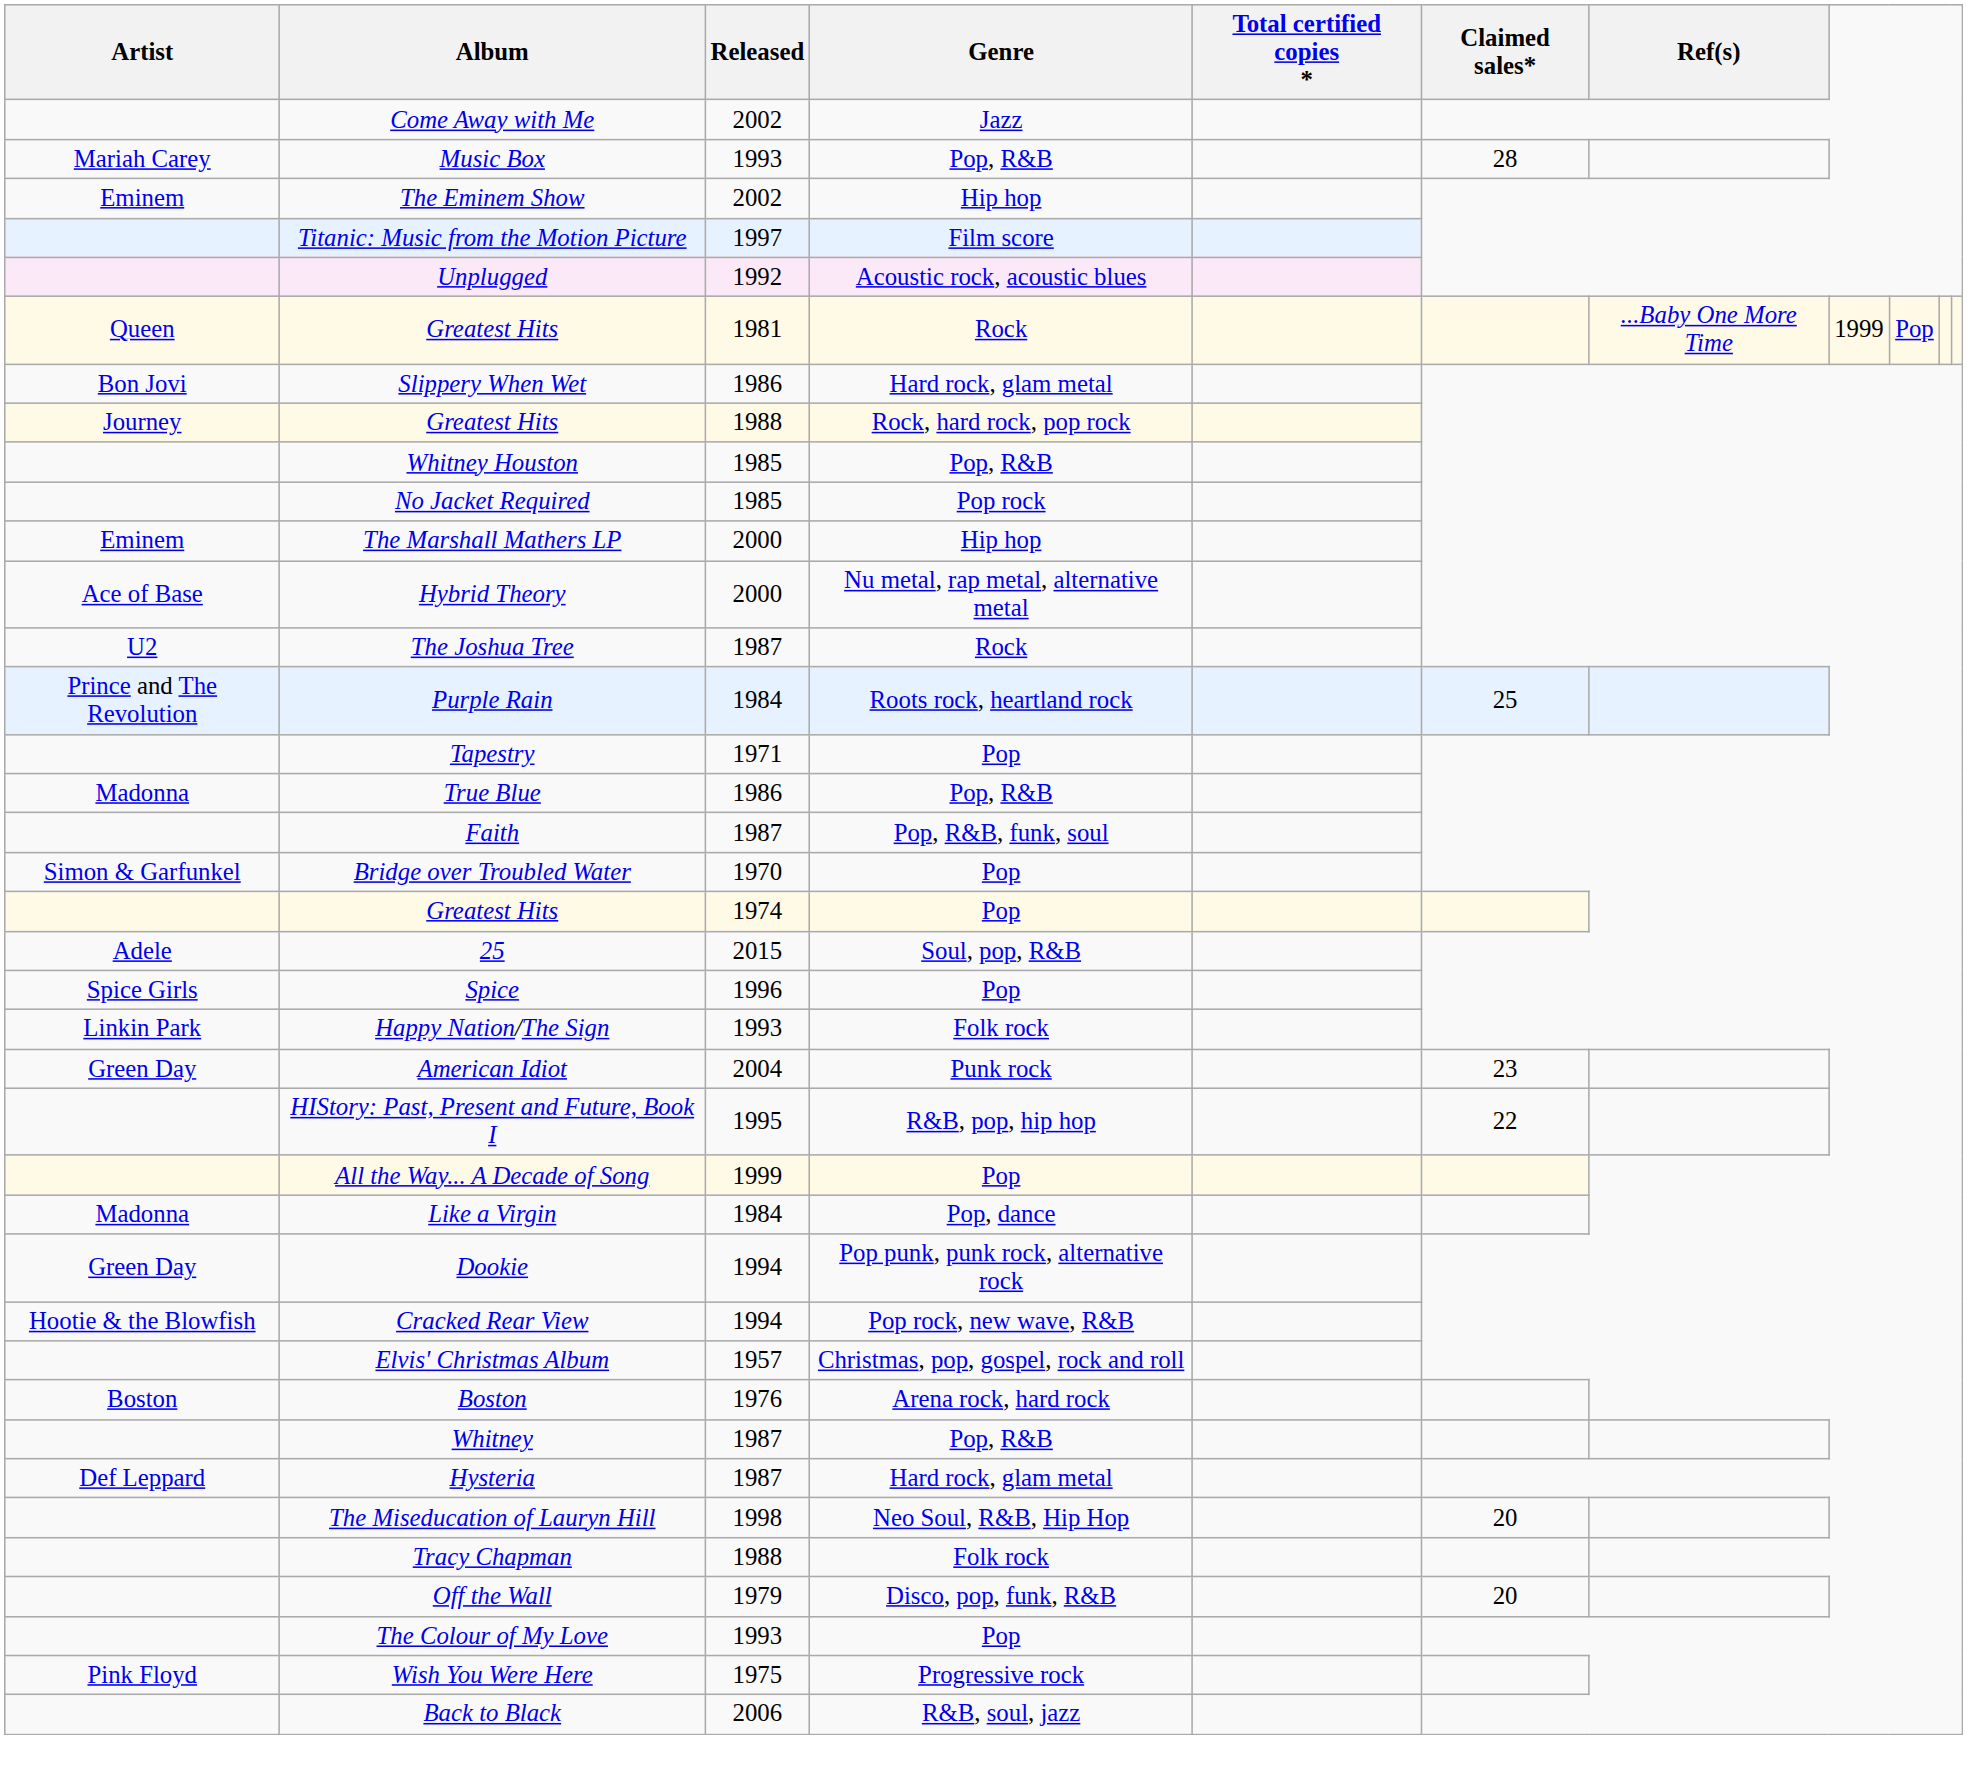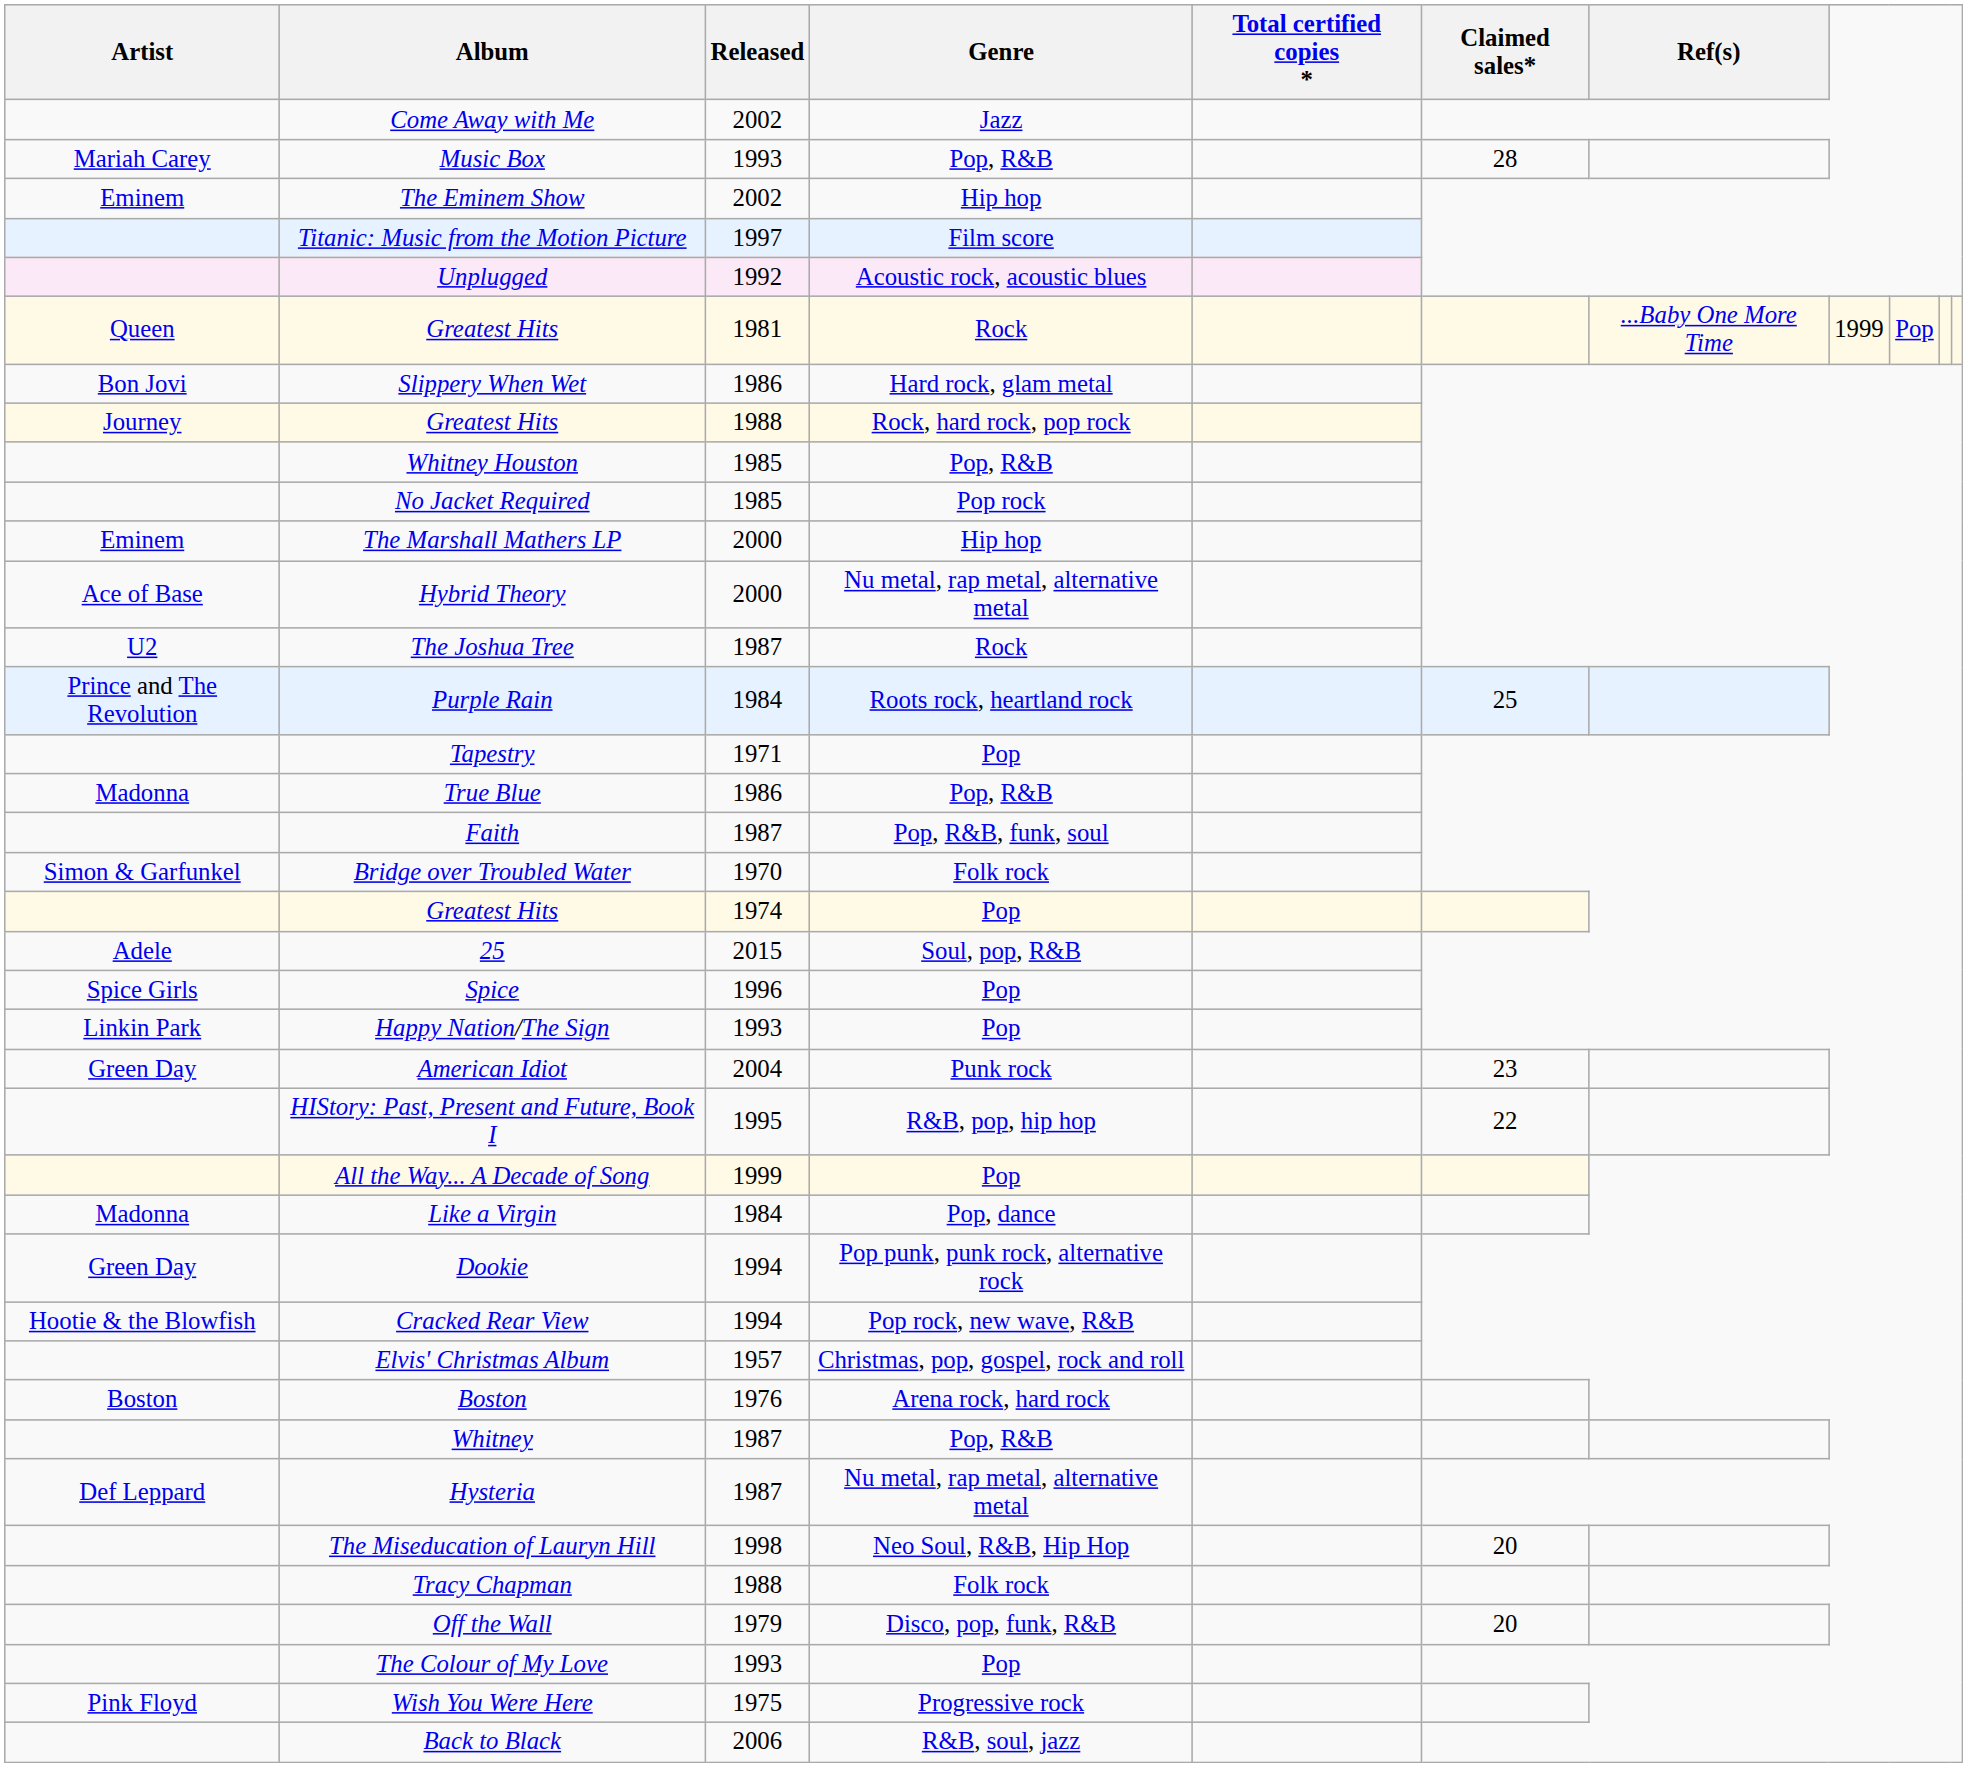(1001, 871) Pop -> (1001, 871) Folk rock
(1001, 1028) Folk rock -> (1001, 1028) Pop
(1001, 1478) Hard rock, glam metal -> (1001, 1492) Nu metal, rap metal, alternative metal
